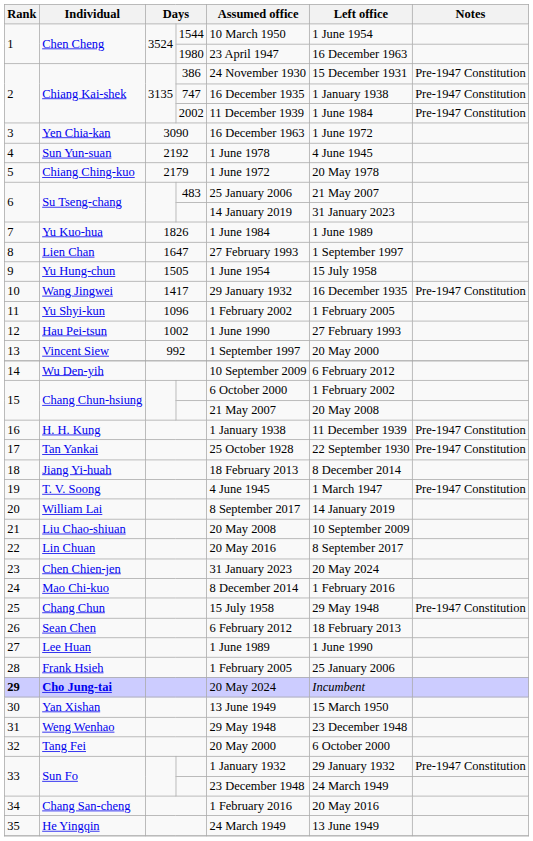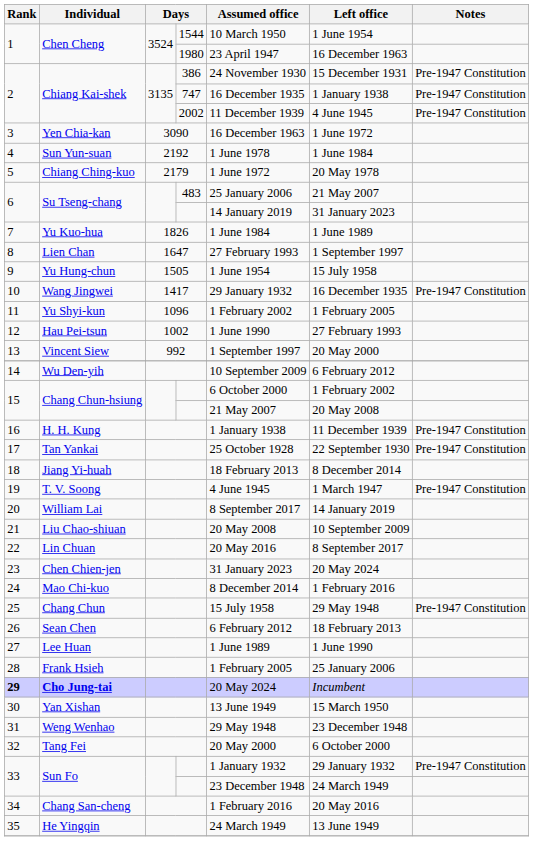(342, 113) 1 June 1984 -> (342, 113) 4 June 1945
(342, 152) 4 June 1945 -> (342, 152) 1 June 1984
